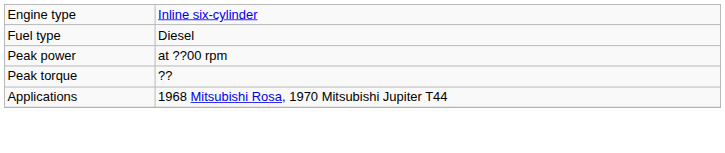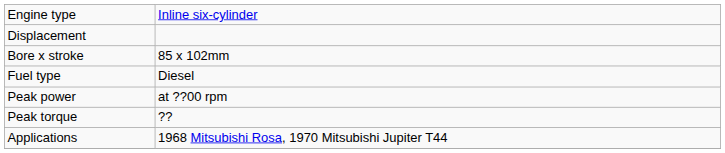+ row: (47, 35)
+ row: (46, 55)
